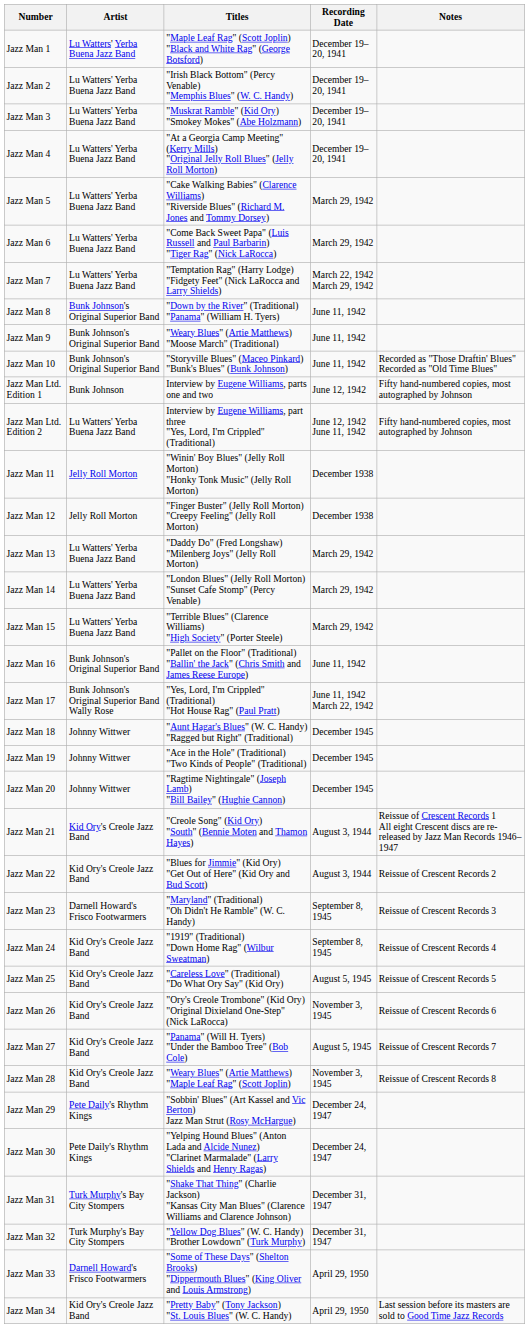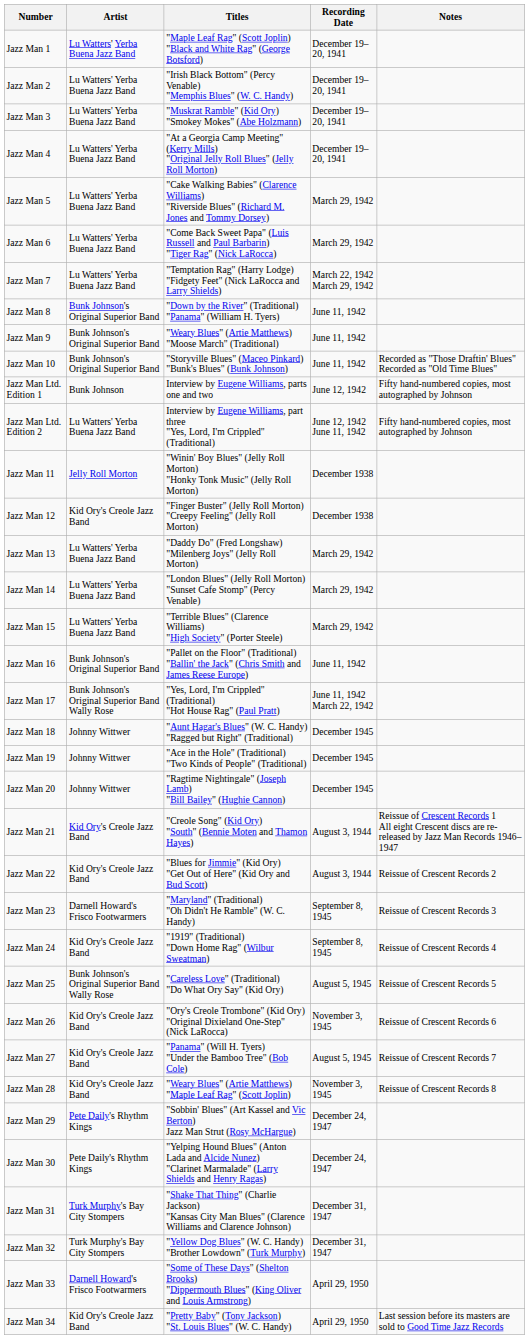(103, 516) Jelly Roll Morton -> (111, 516) Kid Ory's Creole Jazz Band
(111, 979) Kid Ory's Creole Jazz Band -> (114, 984) Bunk Johnson's Original Superior Band Wally Rose
